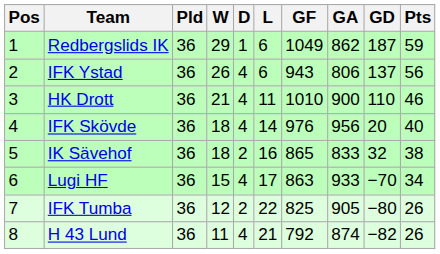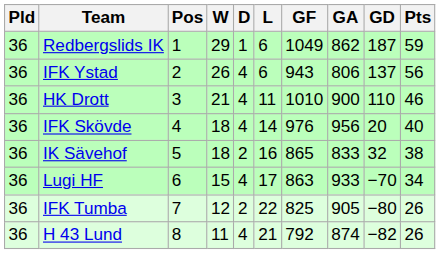columns swapped: (24, 18) <-> (190, 18)
